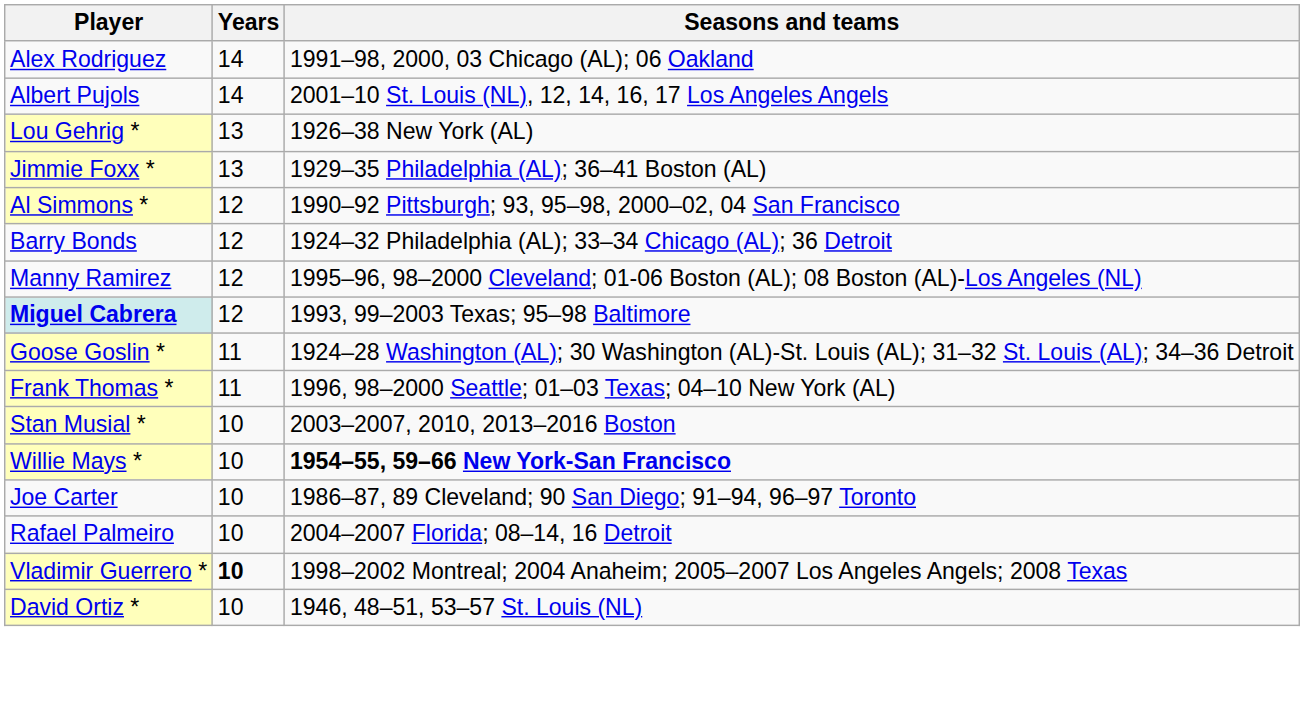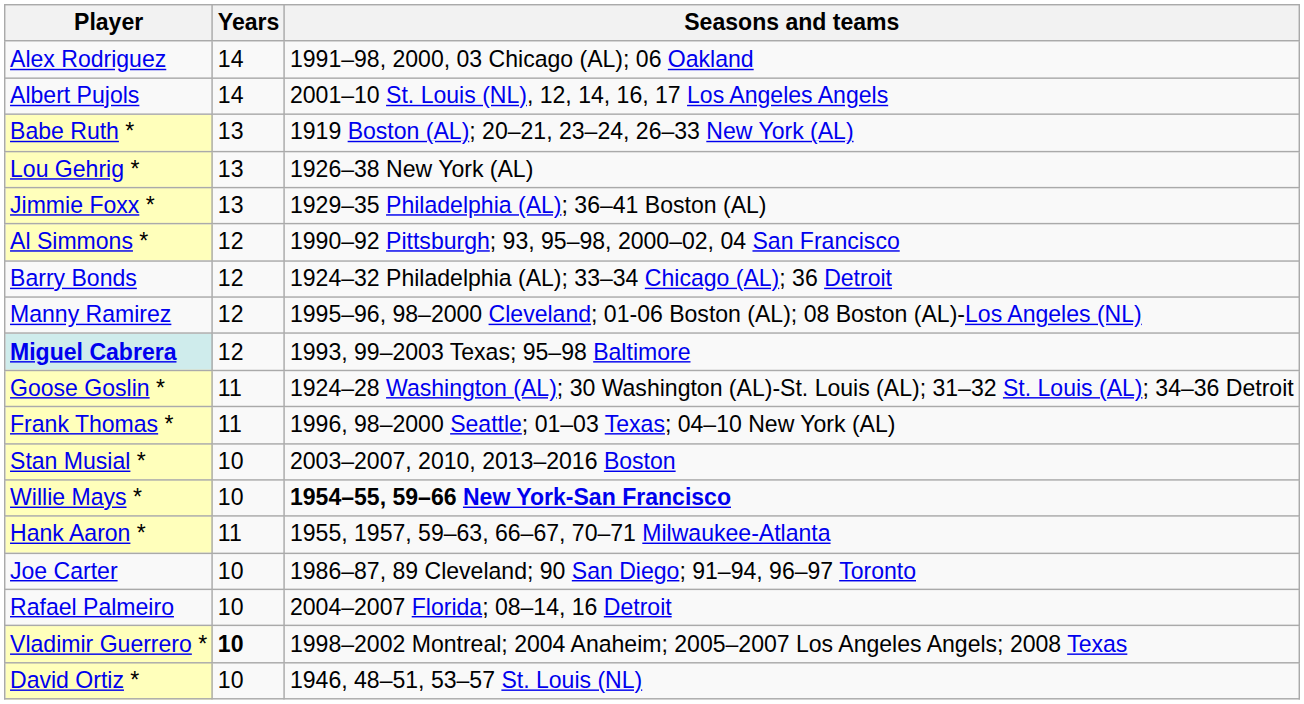+ row: (72, 132)
+ row: (78, 534)
